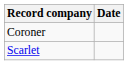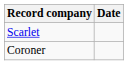rows swapped: (23, 50) <-> (26, 32)
